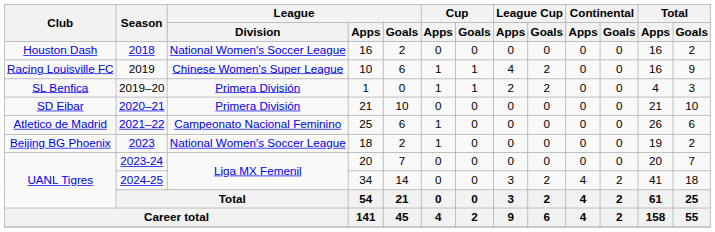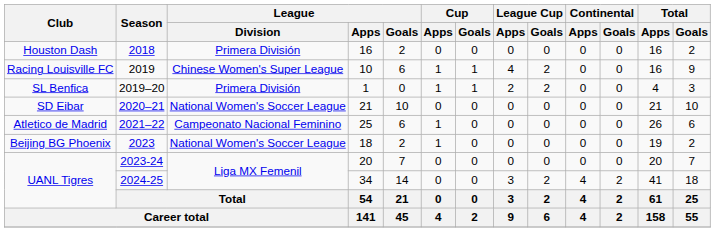(258, 50) National Women's Soccer League -> (258, 50) Primera División
(258, 106) Primera División -> (258, 106) National Women's Soccer League
